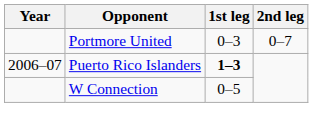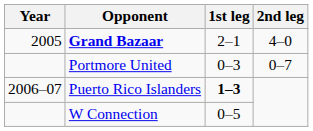+ row: (116, 41)
